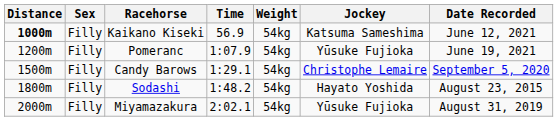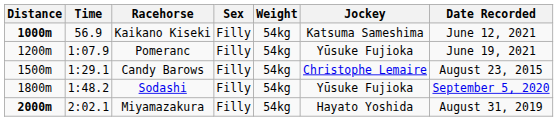columns swapped: (230, 14) <-> (85, 14)
(491, 70) September 5, 2020 -> (491, 70) August 23, 2015
(365, 88) Hayato Yoshida -> (365, 88) Yūsuke Fujioka
(491, 88) August 23, 2015 -> (491, 88) September 5, 2020
(35, 107) normal -> (35, 107) bold
(365, 107) Yūsuke Fujioka -> (365, 107) Hayato Yoshida
